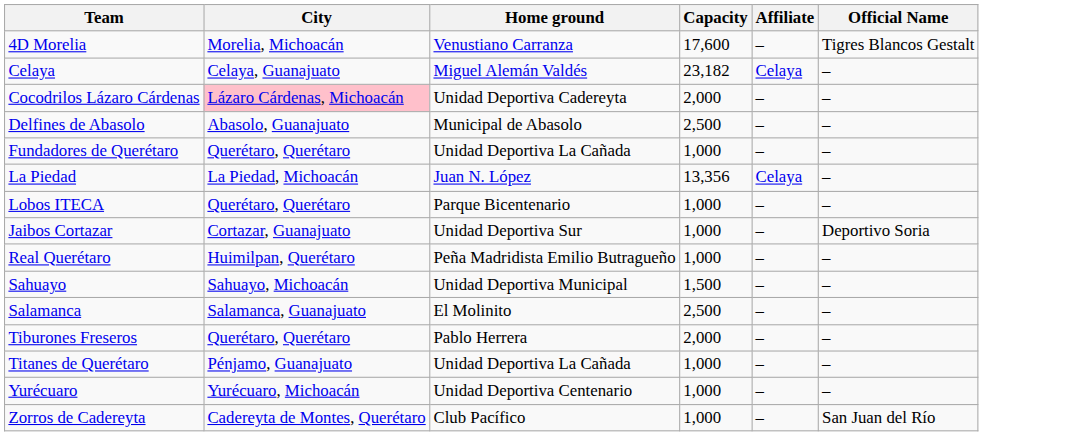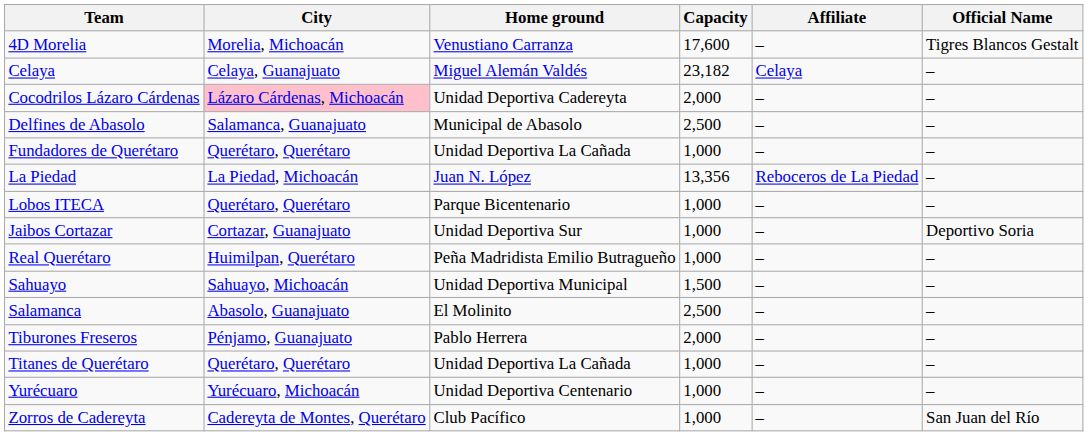(278, 124) Abasolo, Guanajuato -> (287, 124) Salamanca, Guanajuato
(779, 177) Celaya -> (837, 177) Reboceros de La Piedad
(287, 310) Salamanca, Guanajuato -> (278, 310) Abasolo, Guanajuato
(279, 337) Querétaro, Querétaro -> (280, 337) Pénjamo, Guanajuato
(280, 364) Pénjamo, Guanajuato -> (279, 364) Querétaro, Querétaro
